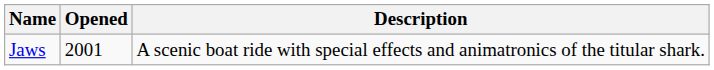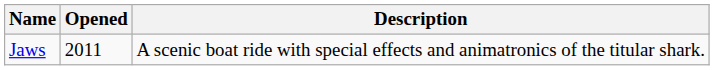(84, 49) 2001 -> (83, 49) 2011
